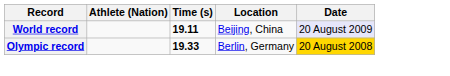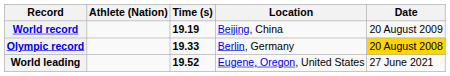(186, 29) 19.11 -> (186, 29) 19.19
(336, 29) lavender background -> (406, 29) no background
+ row: (45, 63)
